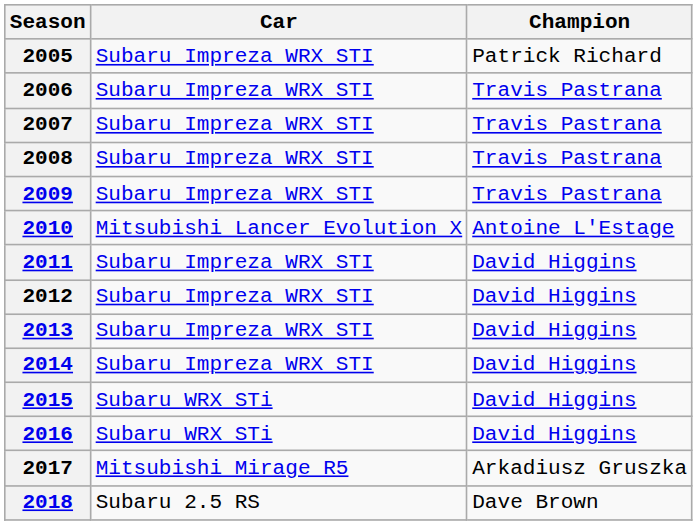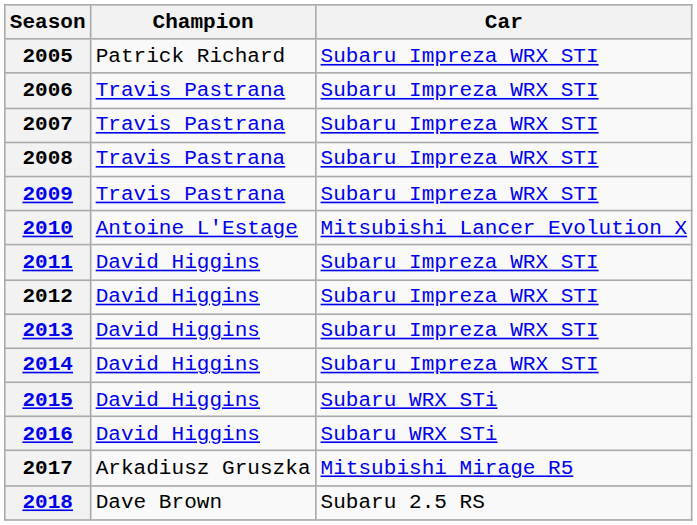columns swapped: (580, 22) <-> (279, 22)
